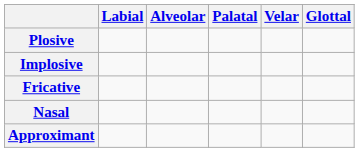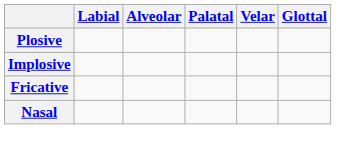- row: (51, 135)
